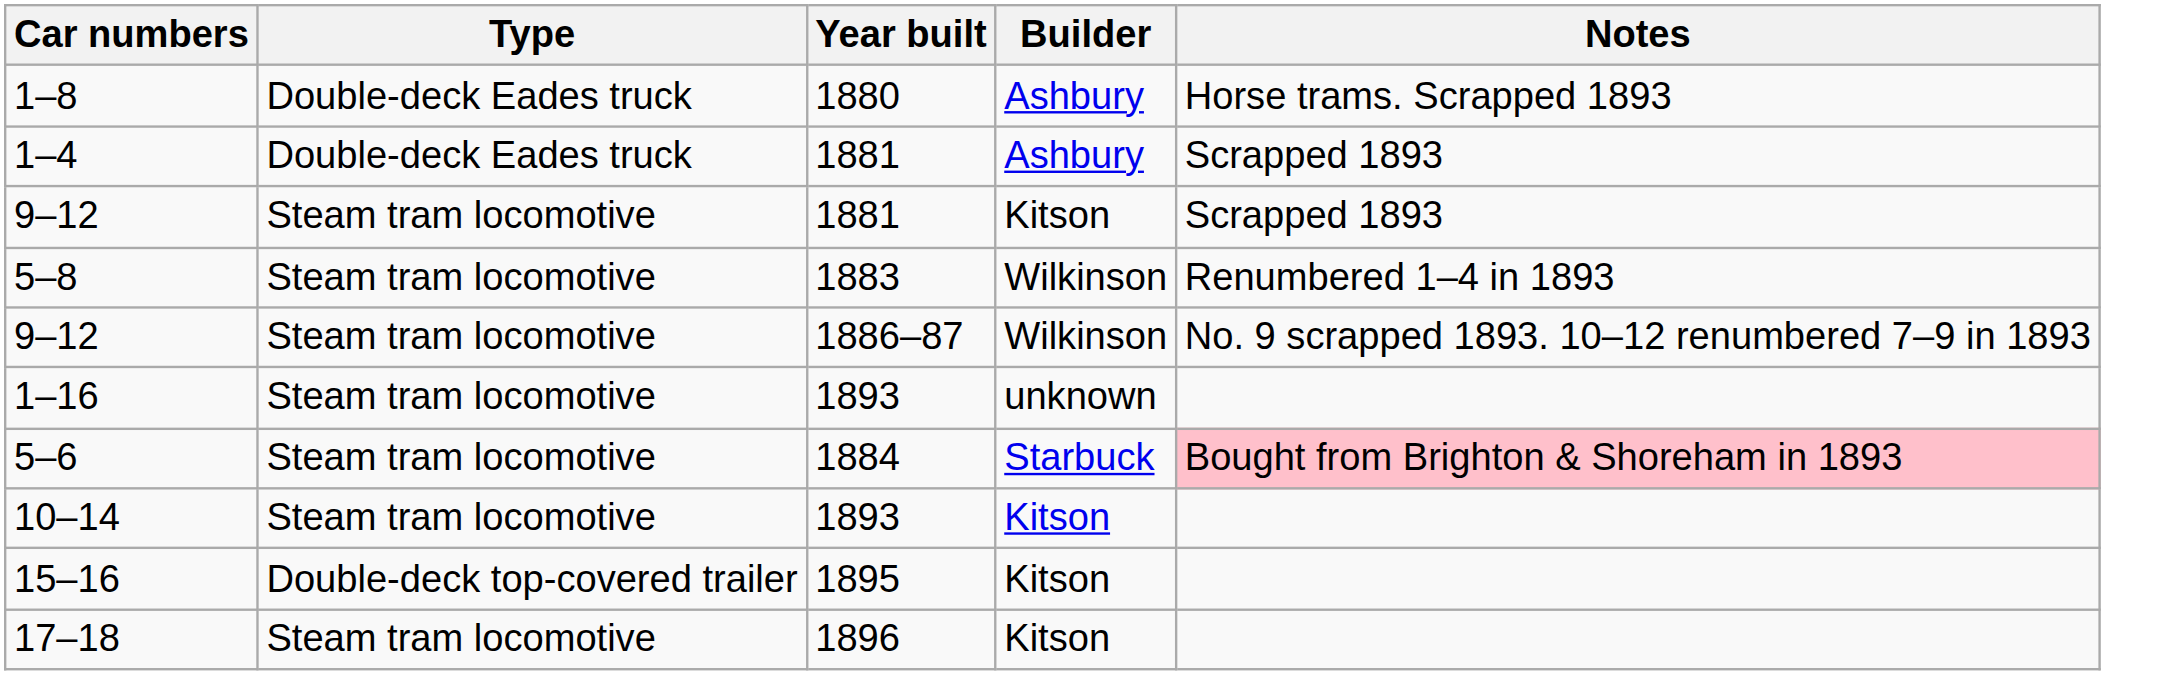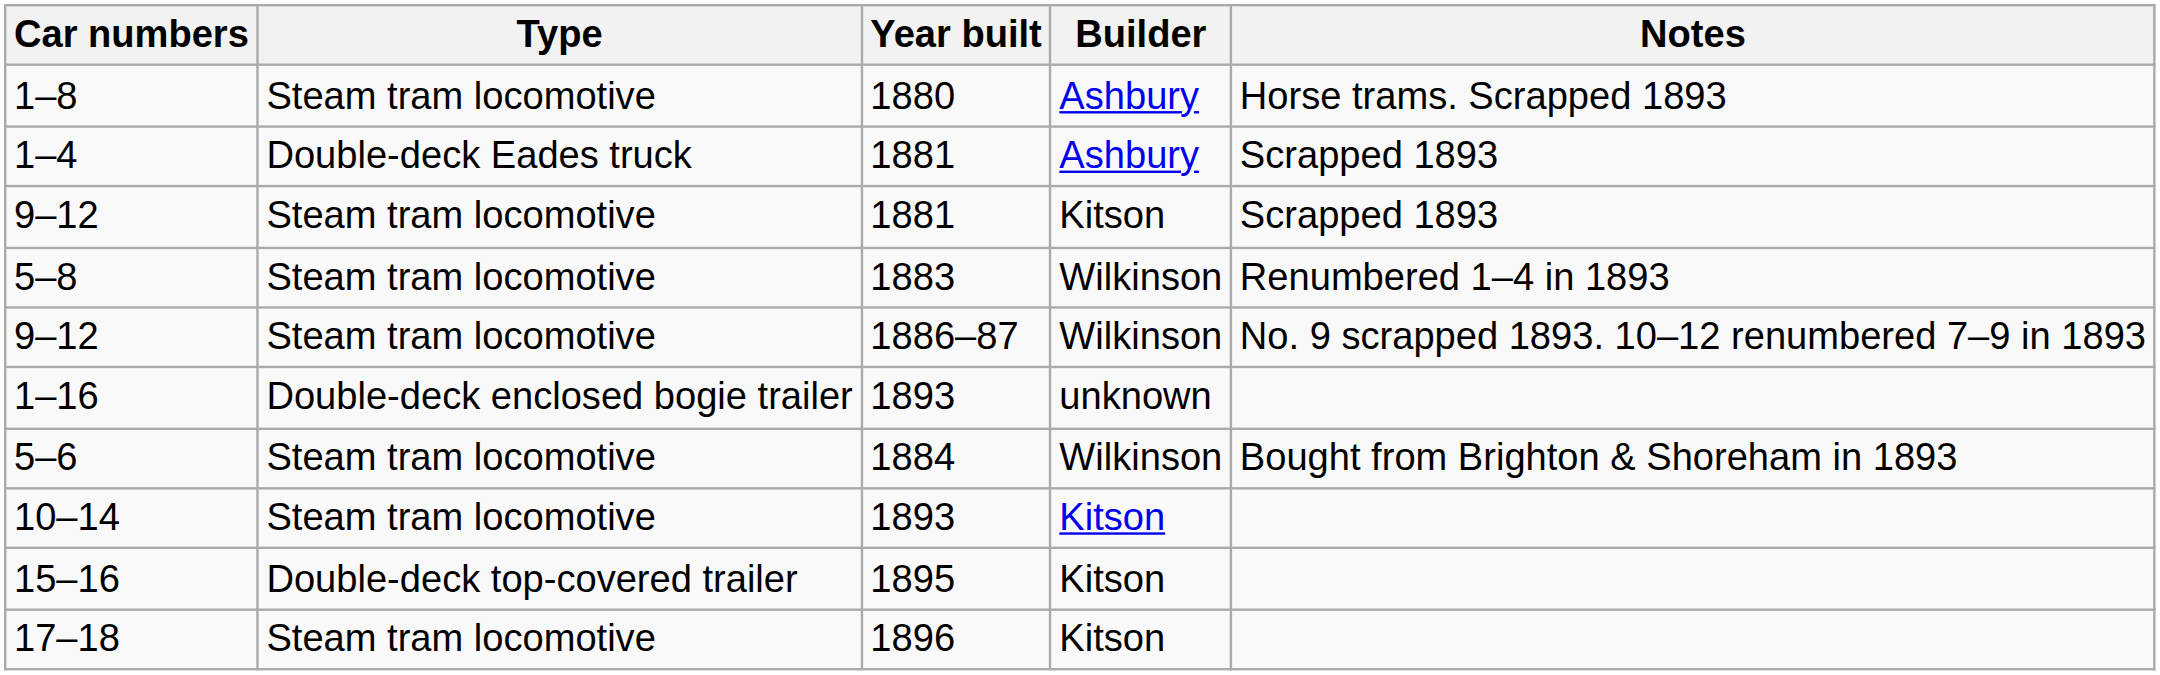(479, 95) Double-deck Eades truck -> (461, 95) Steam tram locomotive
(461, 397) Steam tram locomotive -> (560, 397) Double-deck enclosed bogie trailer
(1079, 457) Starbuck -> (1141, 457) Wilkinson
(1544, 457) pink background -> (1599, 457) no background
